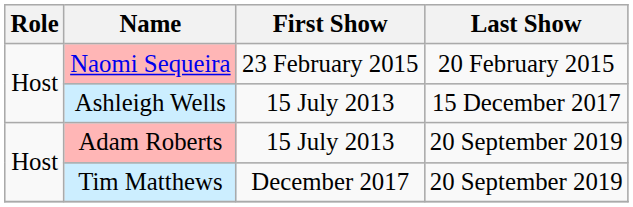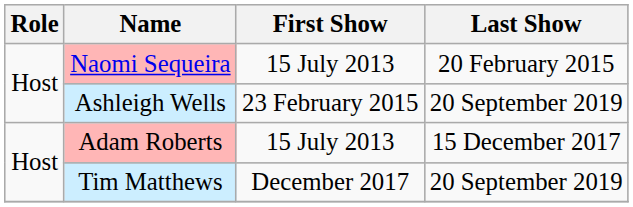(330, 63) 23 February 2015 -> (330, 63) 15 July 2013
(330, 102) 15 July 2013 -> (330, 102) 23 February 2015
(526, 102) 15 December 2017 -> (526, 102) 20 September 2019
(526, 142) 20 September 2019 -> (526, 142) 15 December 2017
